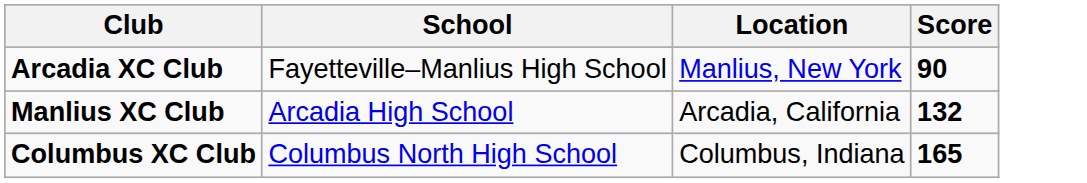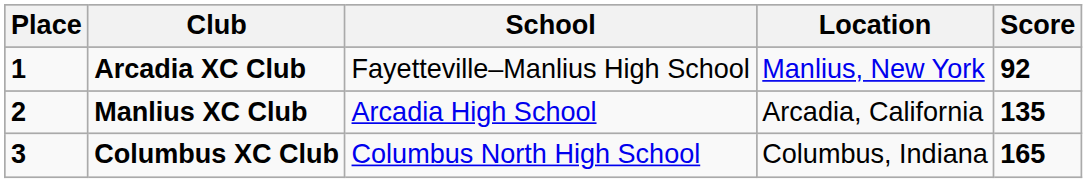+ column: (46, 25)
(932, 68) 90 -> (1015, 68) 92
(940, 111) 132 -> (1023, 111) 135
